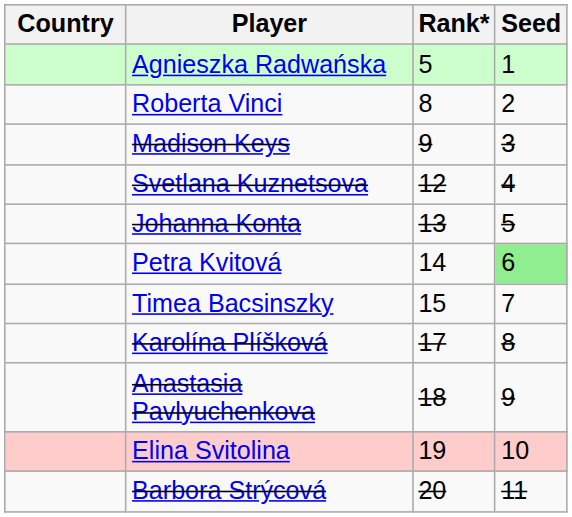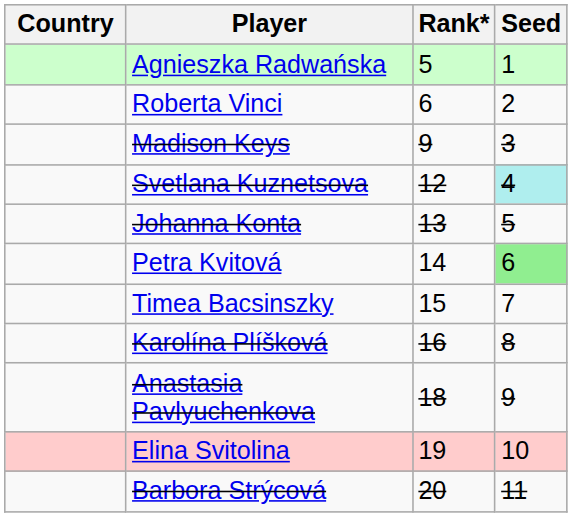(425, 104) 8 -> (425, 104) 6
(508, 183) no background -> (508, 183) paleturquoise background
(432, 343) 17 -> (432, 343) 16
